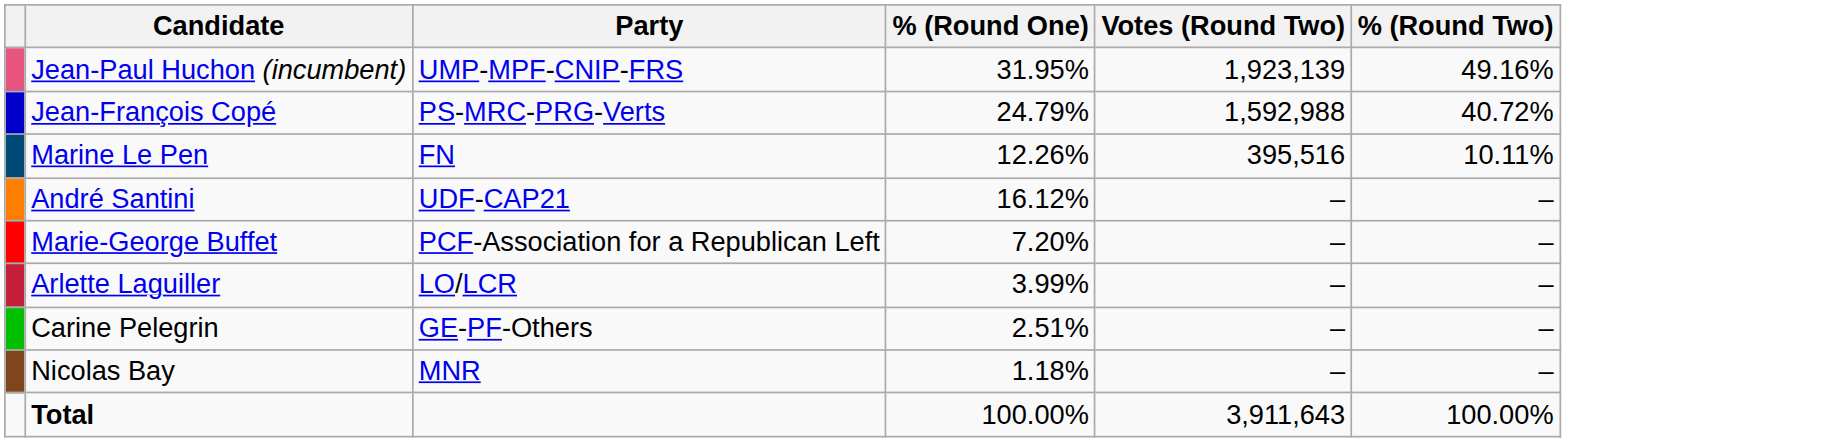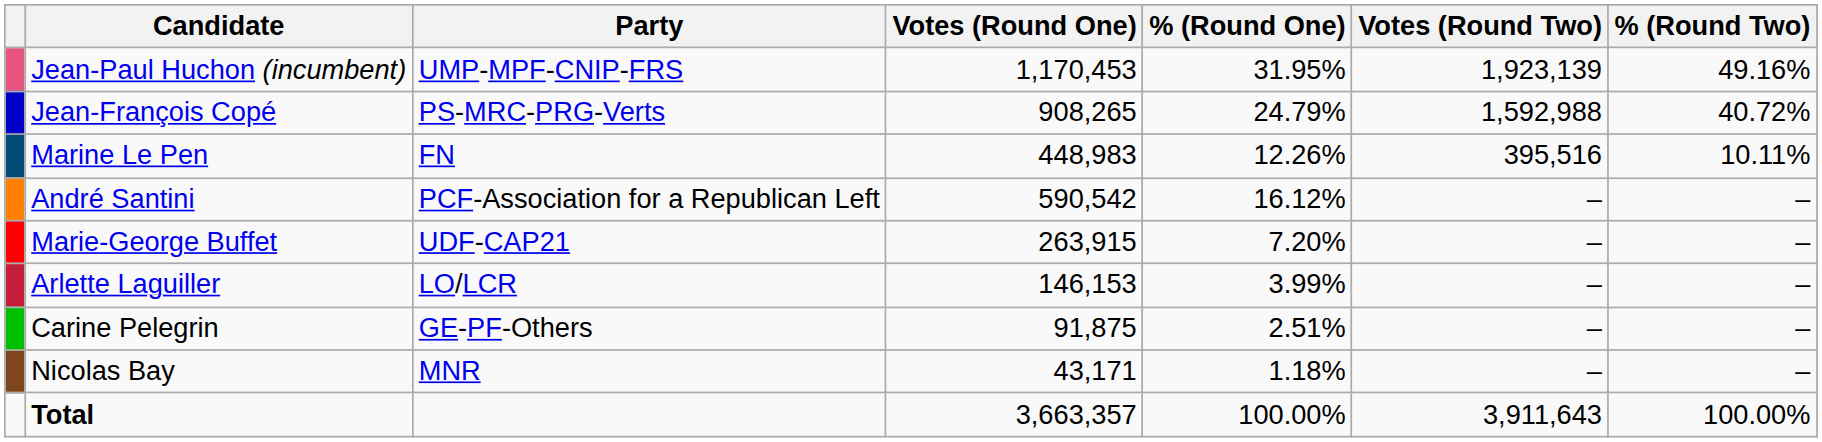+ column: (1015, 26)
(494, 198) UDF-CAP21 -> (649, 198) PCF-Association for a Republican Left
(649, 241) PCF-Association for a Republican Left -> (494, 241) UDF-CAP21
